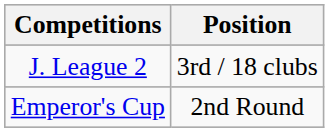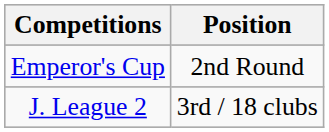rows swapped: (88, 65) <-> (88, 106)
